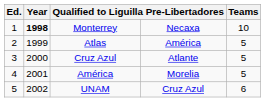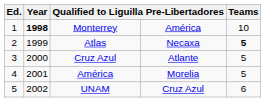(183, 27) Necaxa -> (183, 27) América
(183, 43) América -> (183, 43) Necaxa
(243, 43) normal -> (243, 43) bold
